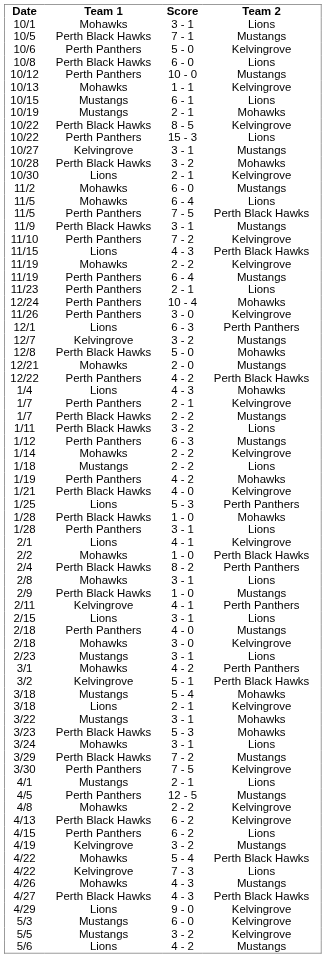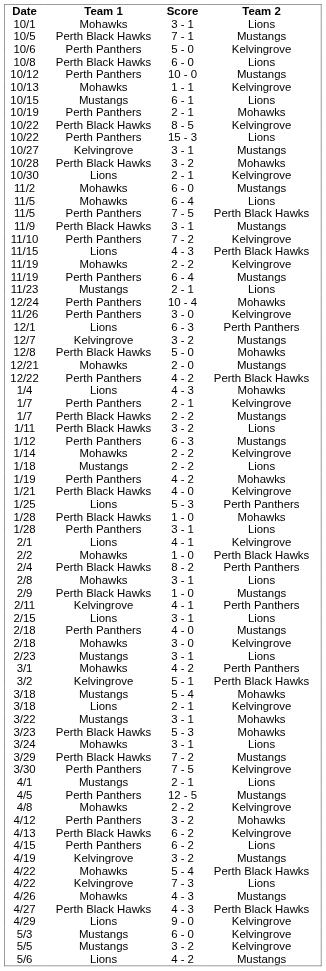(104, 112) Mustangs -> (104, 112) Perth Panthers
(104, 289) Perth Panthers -> (104, 289) Mustangs
+ row: (25, 820)
